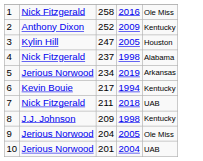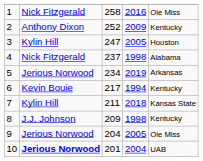(53, 103) Nick Fitzgerald -> (40, 103) Kylin Hill
(152, 103) UAB -> (173, 103) Kansas State
(58, 149) normal -> (61, 149) bold
